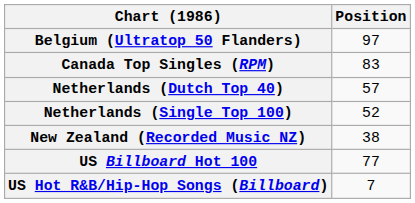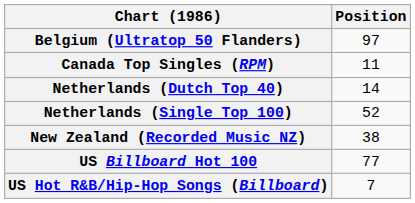(371, 65) 83 -> (371, 65) 11
(371, 89) 57 -> (371, 89) 14
